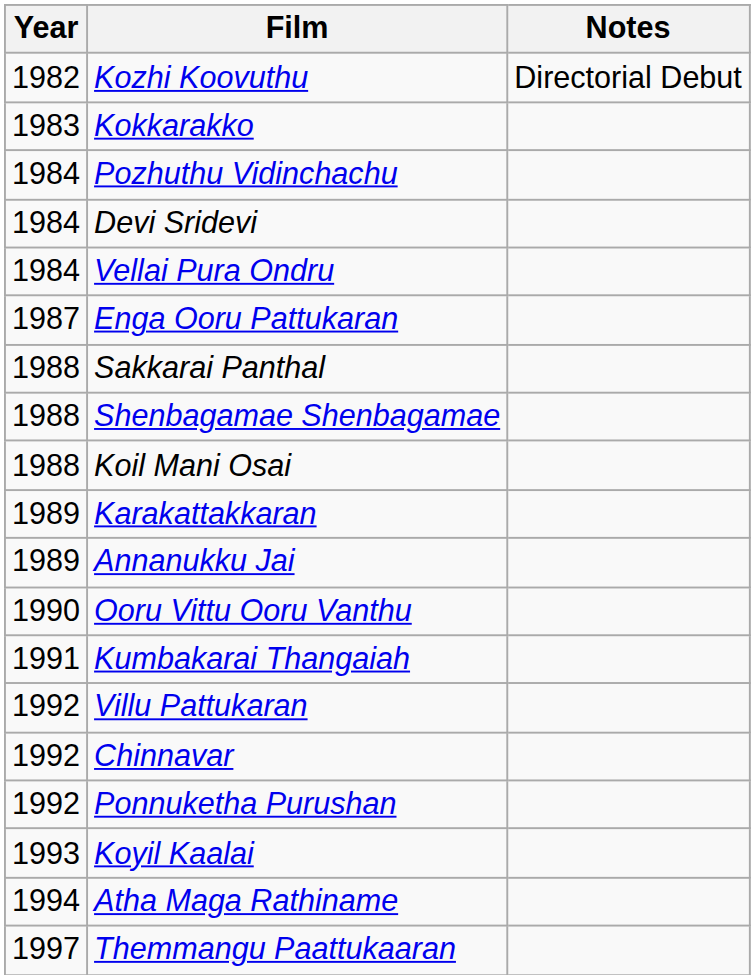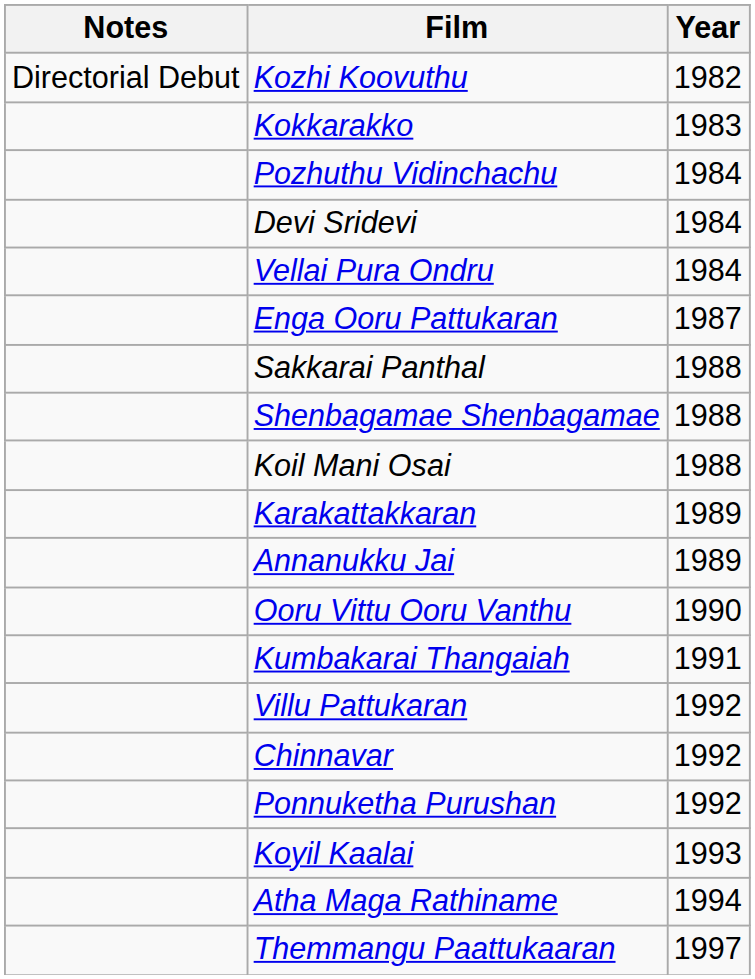columns swapped: (46, 28) <-> (628, 28)
